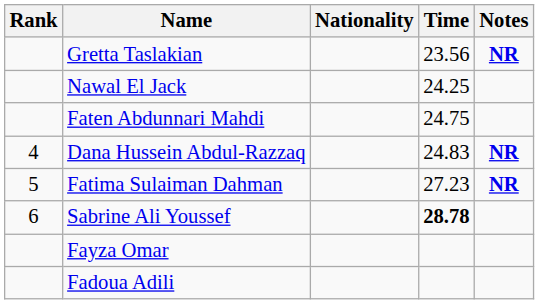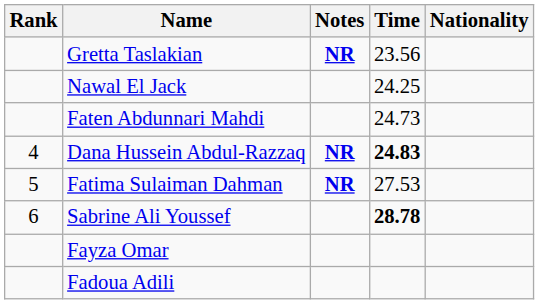columns swapped: (364, 20) <-> (504, 20)
(446, 119) 24.75 -> (397, 119) 24.73
(446, 151) normal -> (397, 151) bold
(446, 184) 27.23 -> (397, 184) 27.53
